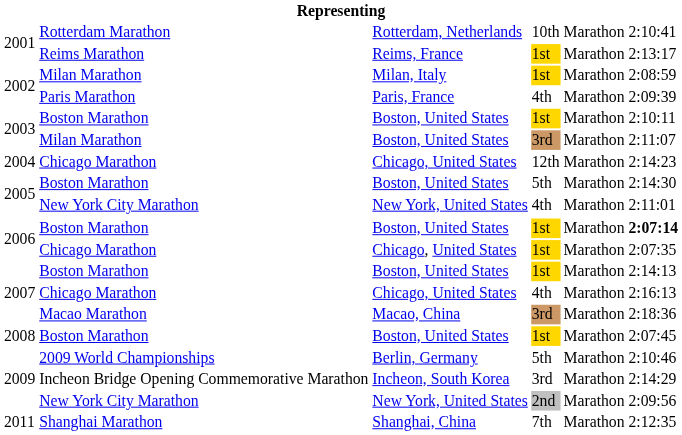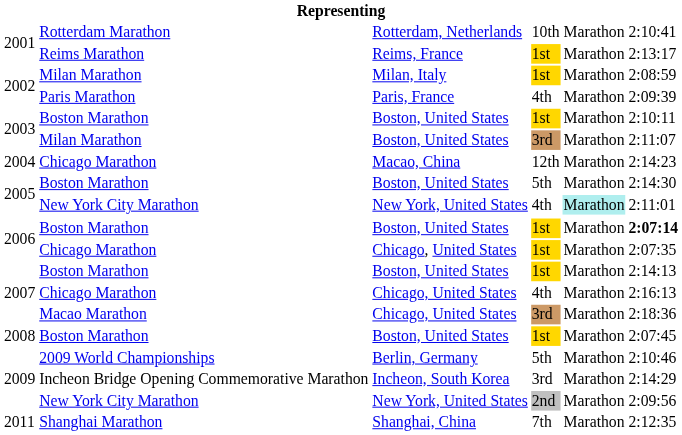(444, 161) Chicago, United States -> (416, 161) Macao, China
(594, 204) no background -> (594, 204) paleturquoise background
(416, 314) Macao, China -> (444, 314) Chicago, United States
